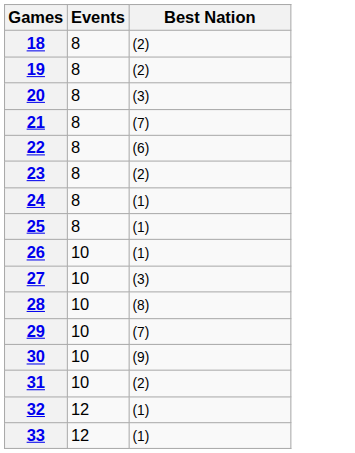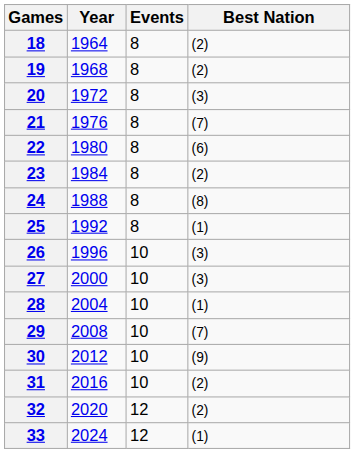+ column: (97, 17)
(141, 201) (1) -> (200, 201) (8)
(141, 253) (1) -> (200, 253) (3)
(141, 306) (8) -> (200, 306) (1)
(141, 410) (1) -> (200, 410) (2)
